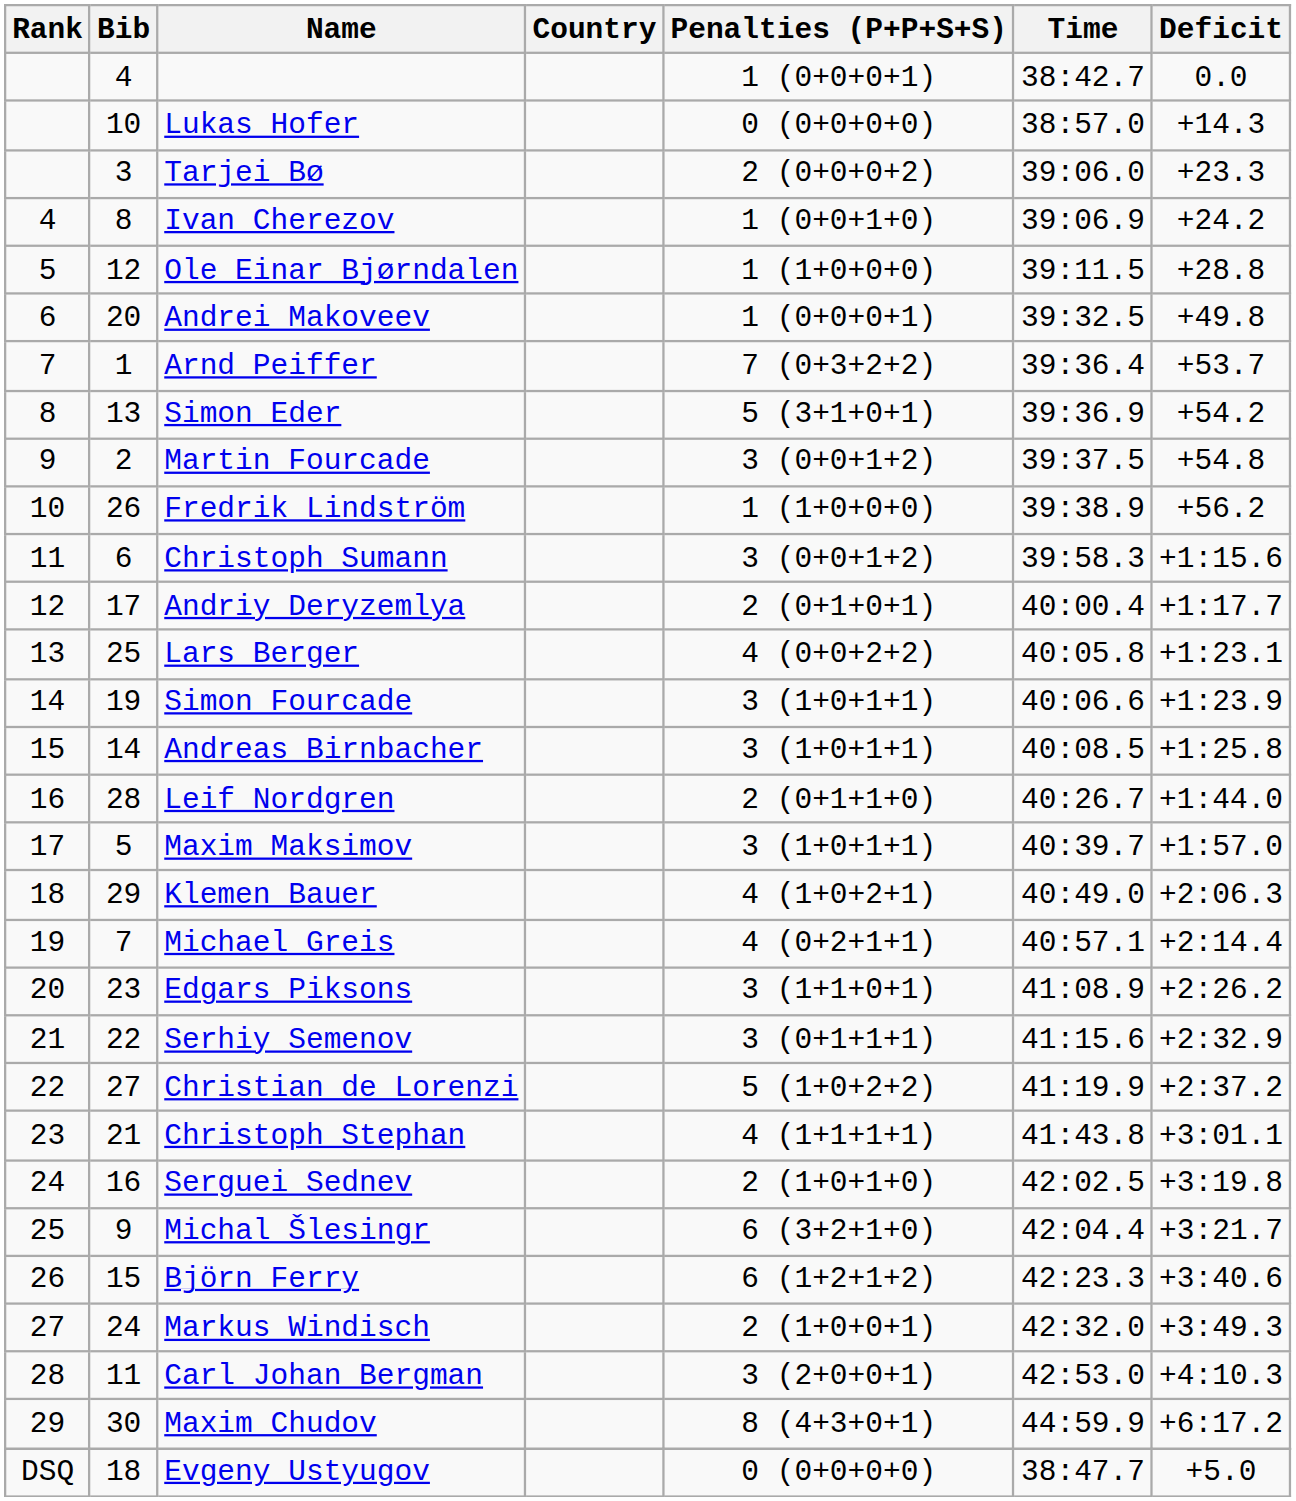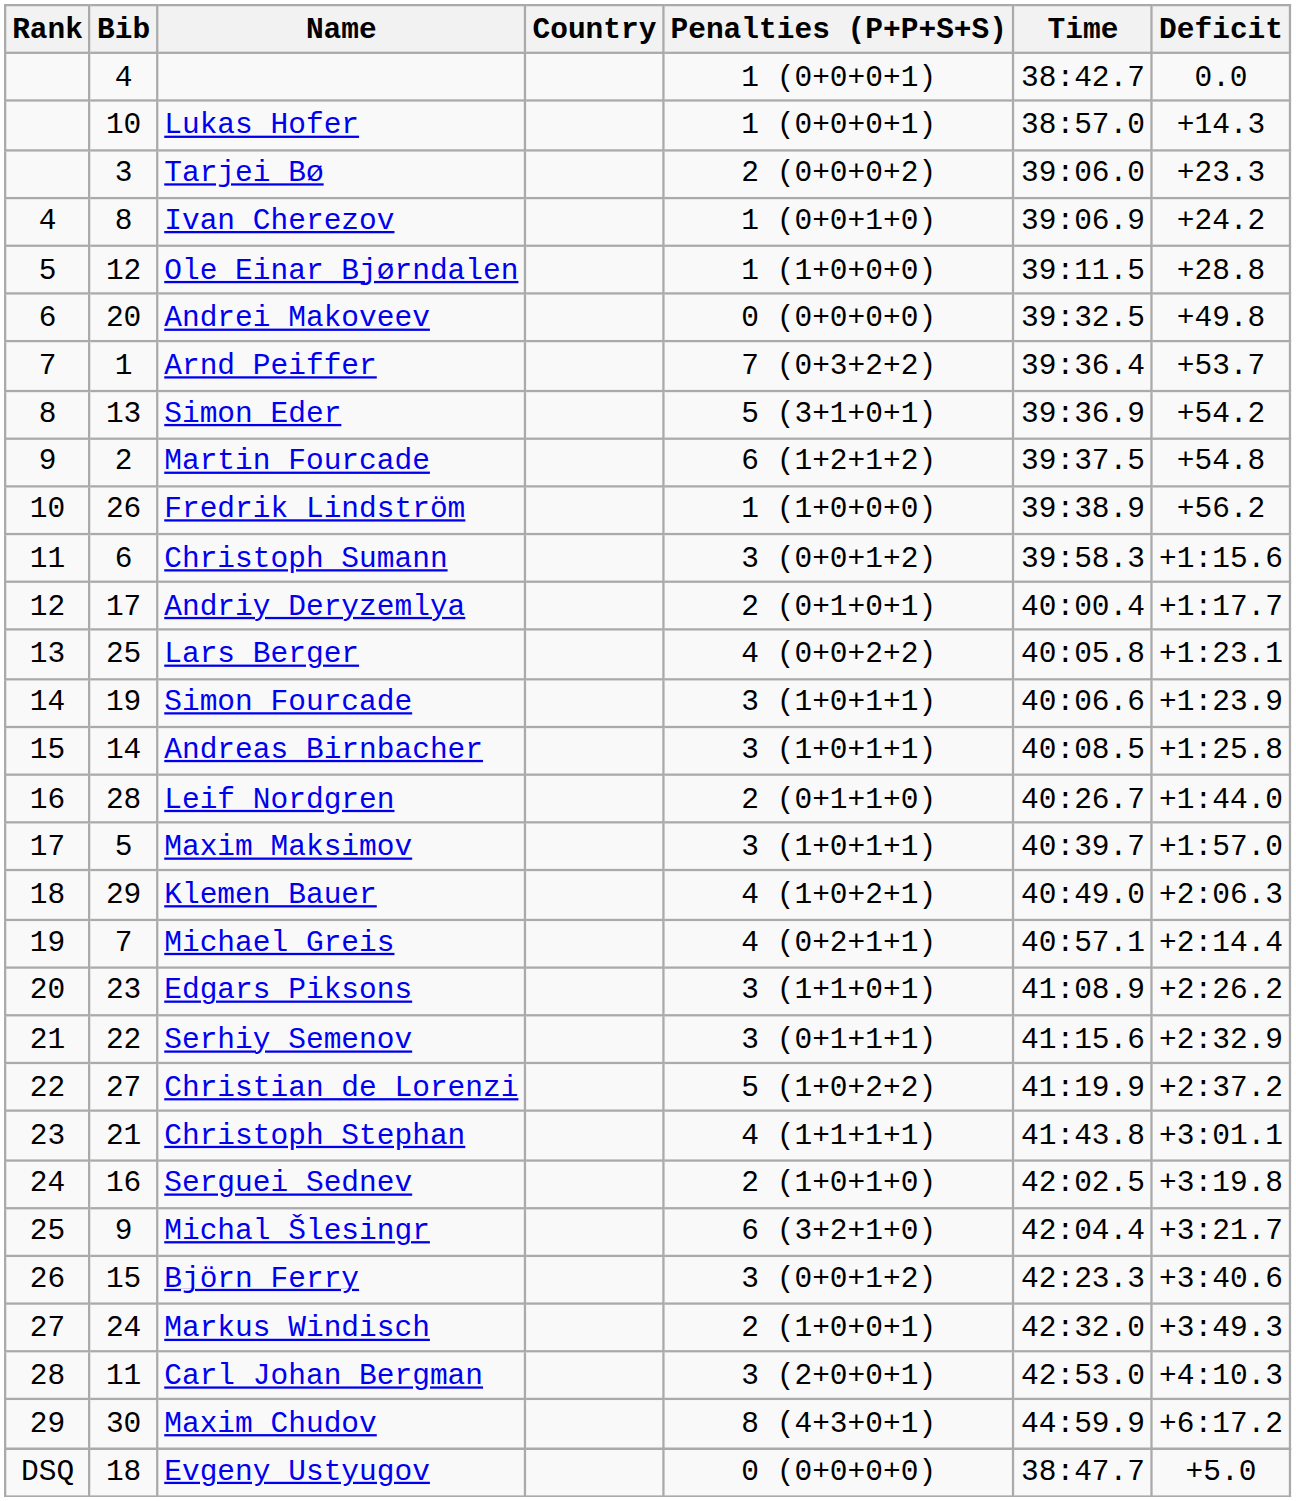(839, 125) 0 (0+0+0+0) -> (839, 125) 1 (0+0+0+1)
(839, 318) 1 (0+0+0+1) -> (839, 318) 0 (0+0+0+0)
(839, 462) 3 (0+0+1+2) -> (839, 462) 6 (1+2+1+2)
(839, 1280) 6 (1+2+1+2) -> (839, 1280) 3 (0+0+1+2)
